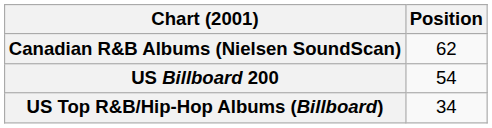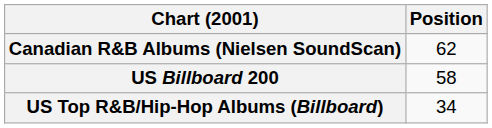(446, 78) 54 -> (446, 78) 58
